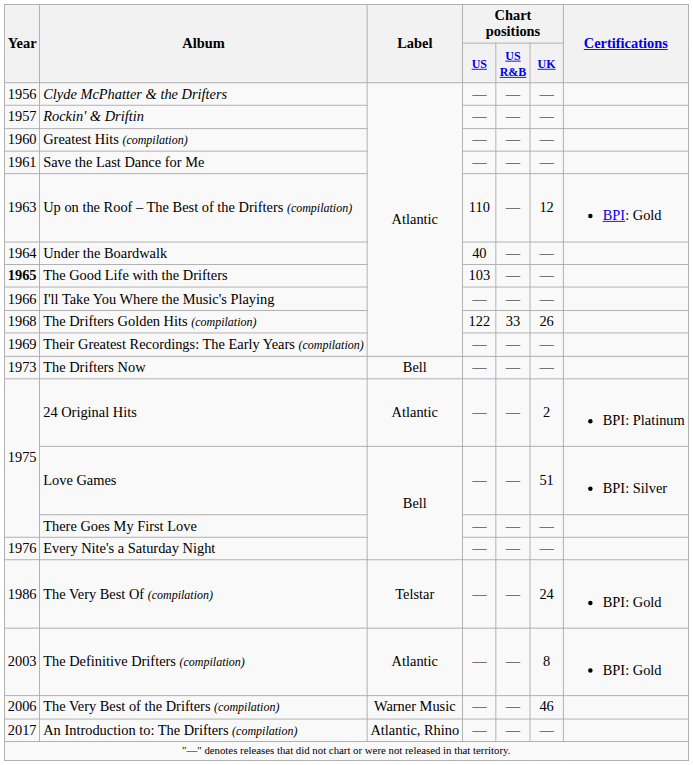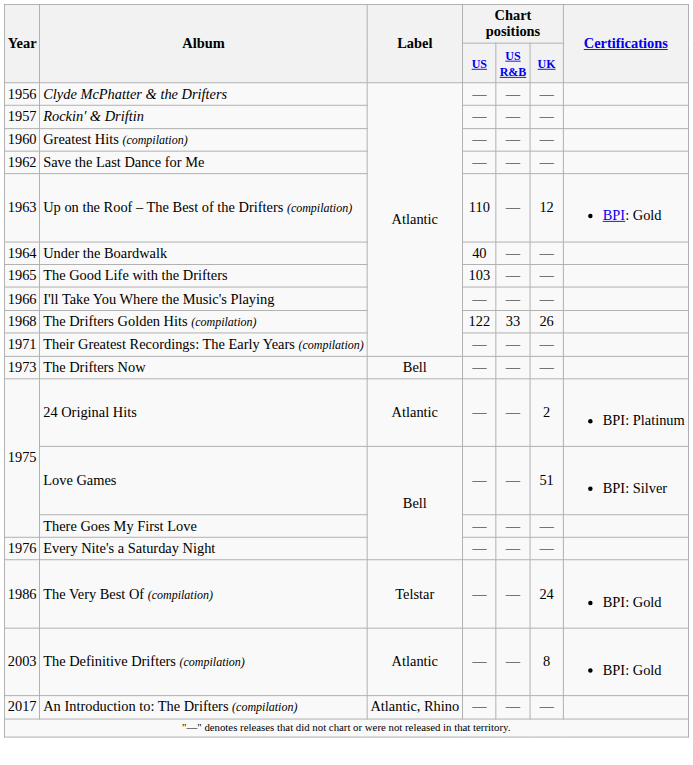(22, 162) 1961 -> (22, 162) 1962
(22, 276) bold -> (22, 276) normal
(22, 344) 1969 -> (22, 344) 1971
- row: (161, 707)
